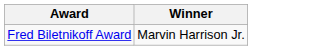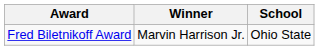+ column: (281, 14)
